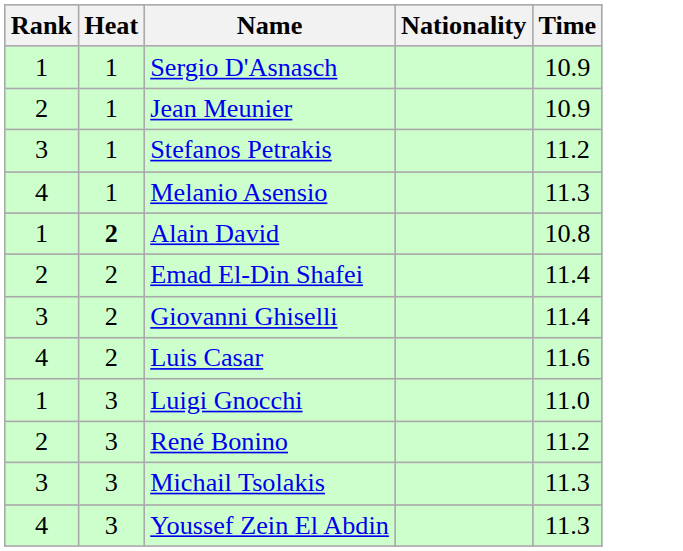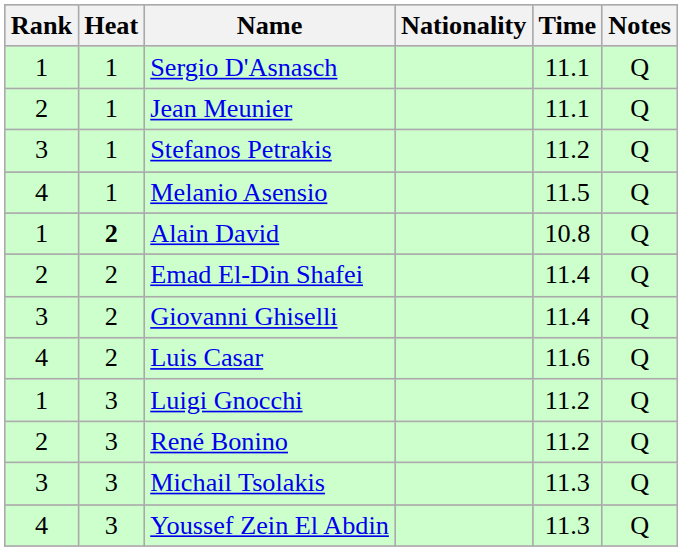+ column: (640, 25)
(567, 66) 10.9 -> (567, 66) 11.1
(567, 108) 10.9 -> (567, 108) 11.1
(567, 191) 11.3 -> (567, 191) 11.5
(567, 399) 11.0 -> (567, 399) 11.2
